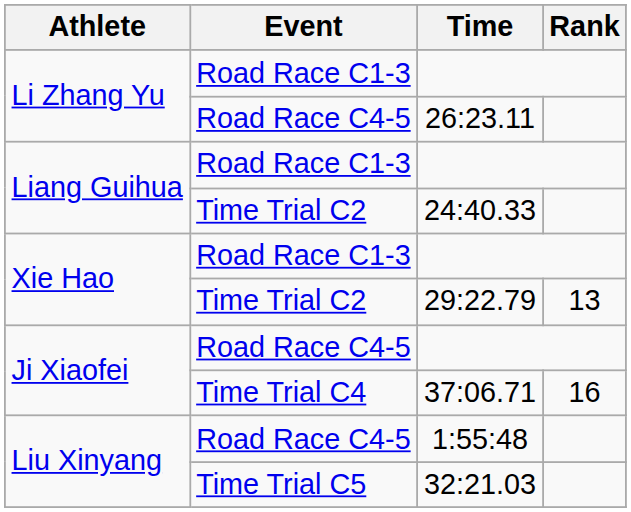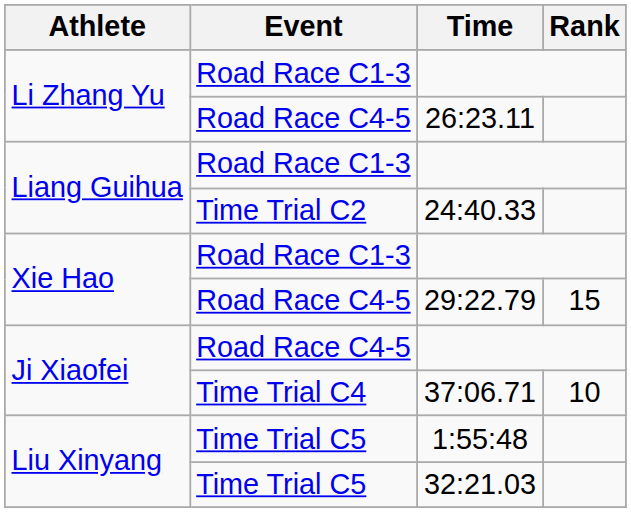(281, 301) Time Trial C2 -> (303, 301) Road Race C4-5
(585, 301) 13 -> (585, 301) 15
(585, 392) 16 -> (585, 392) 10
(303, 438) Road Race C4-5 -> (281, 438) Time Trial C5
